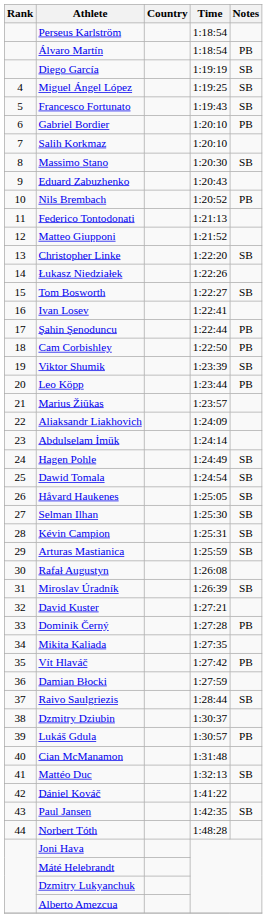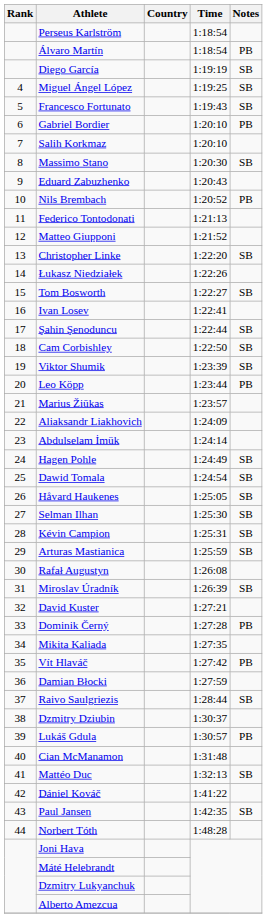(246, 329) PB -> (246, 329) SB
(246, 347) PB -> (246, 347) SB
